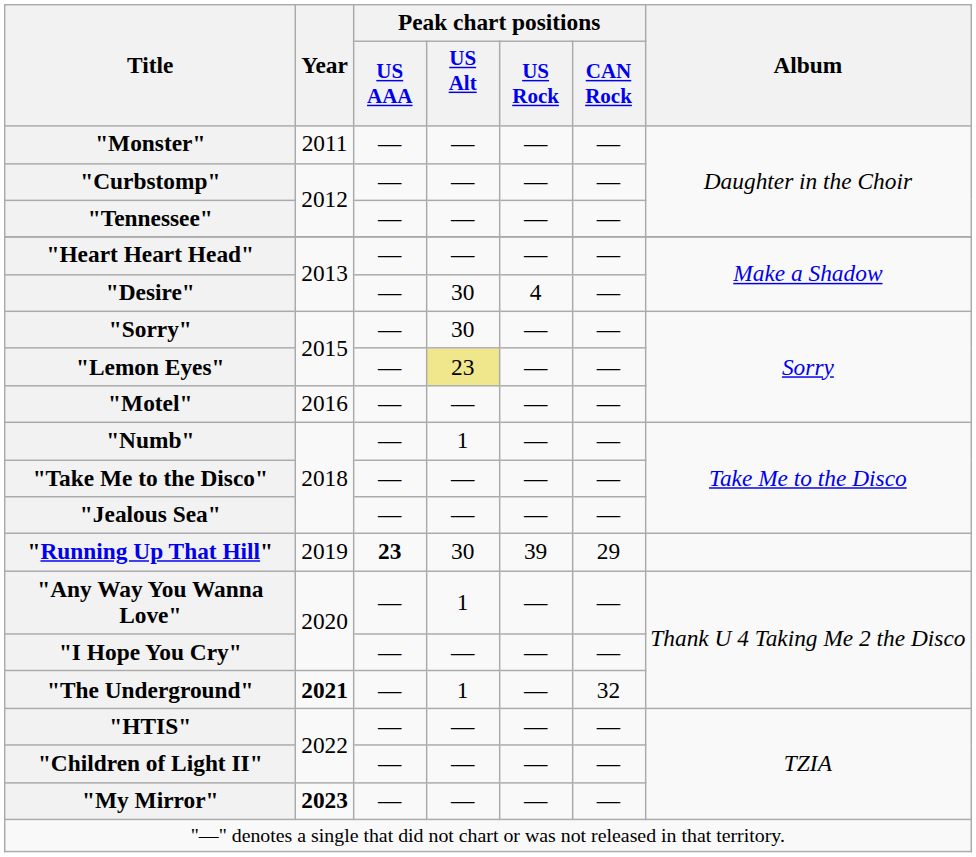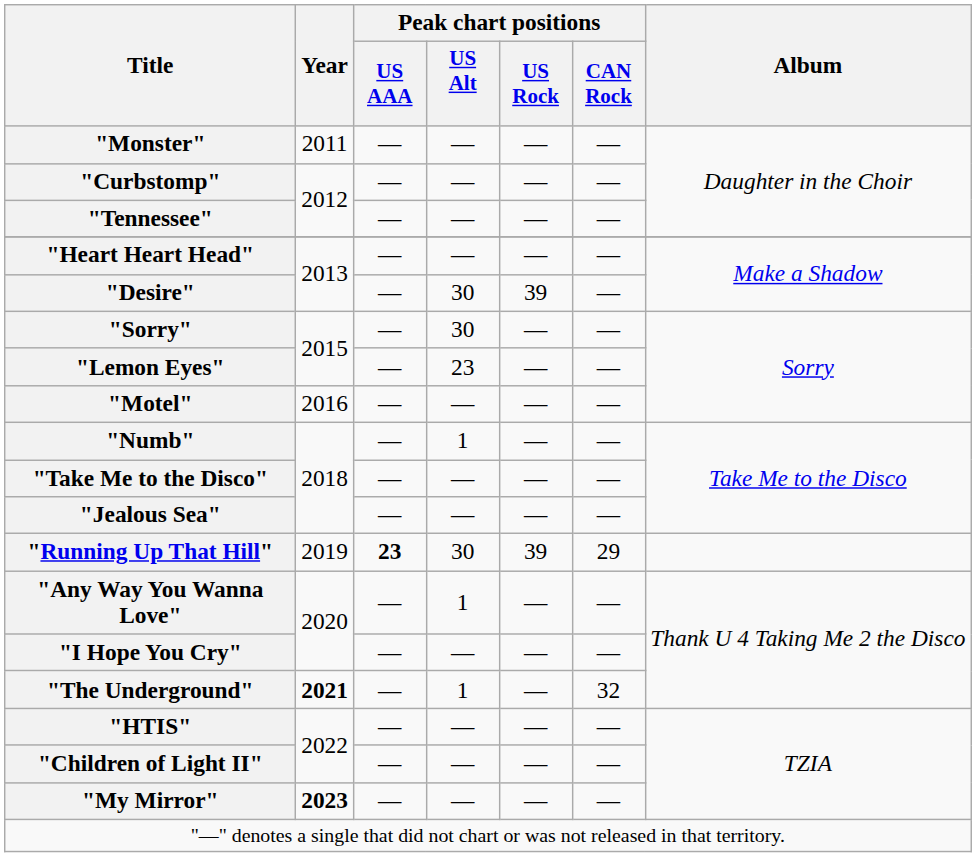(536, 292) 4 -> (536, 292) 39
(463, 366) khaki background -> (463, 366) no background
